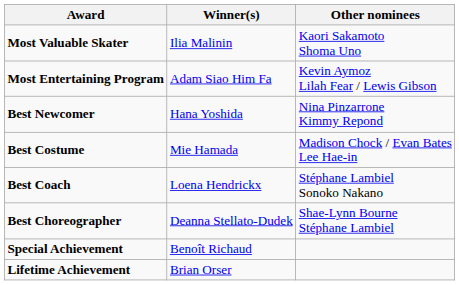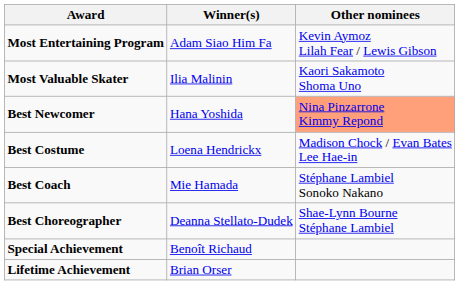rows swapped: (68, 43) <-> (86, 78)
(342, 114) no background -> (342, 114) lightsalmon background
(204, 149) Mie Hamada -> (216, 149) Loena Hendrickx
(216, 185) Loena Hendrickx -> (204, 185) Mie Hamada
